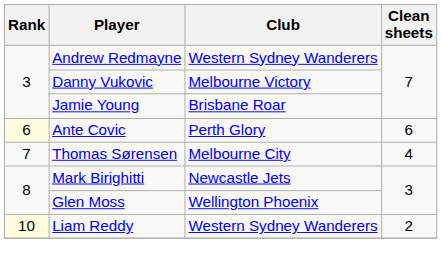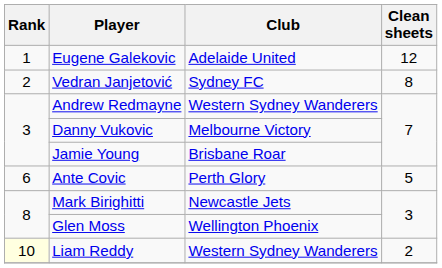+ row: (114, 57)
+ row: (112, 81)
(27, 130) lightyellow background -> (27, 178) no background
(409, 130) 6 -> (409, 178) 5
- row: (115, 154)
